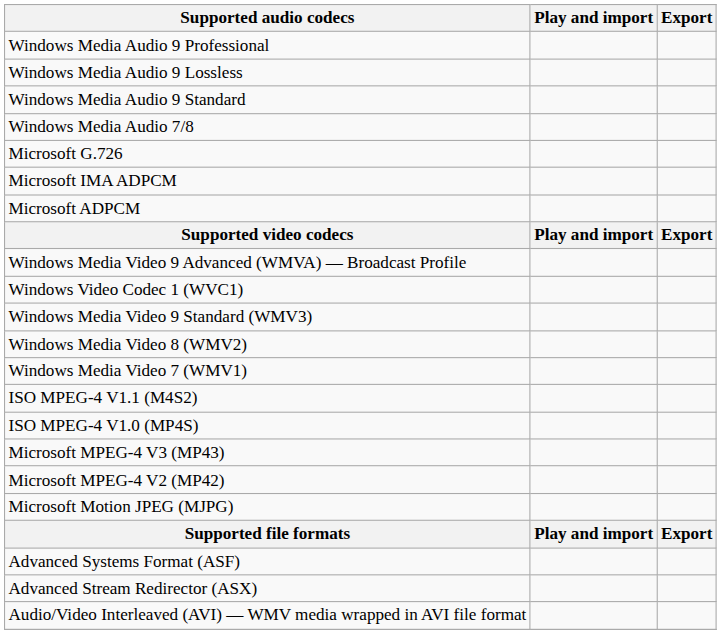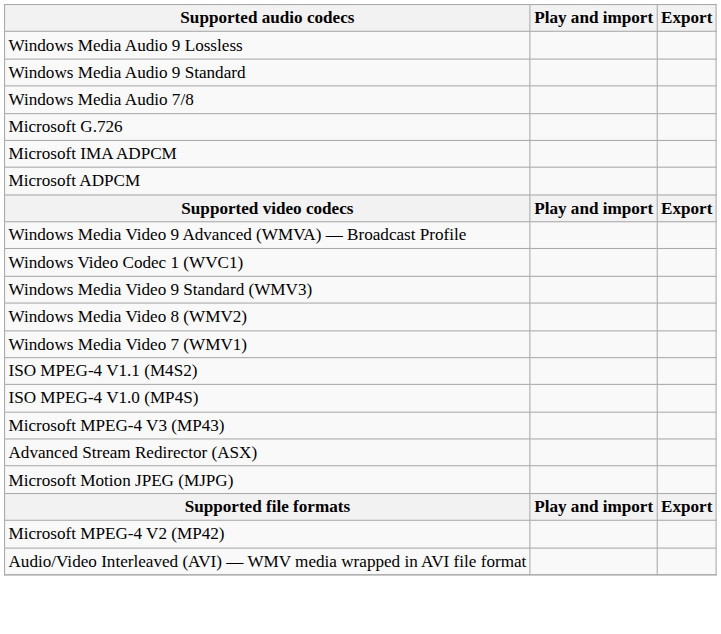- row: (139, 45)
rows swapped: (117, 479) <-> (133, 588)
- row: (124, 561)
